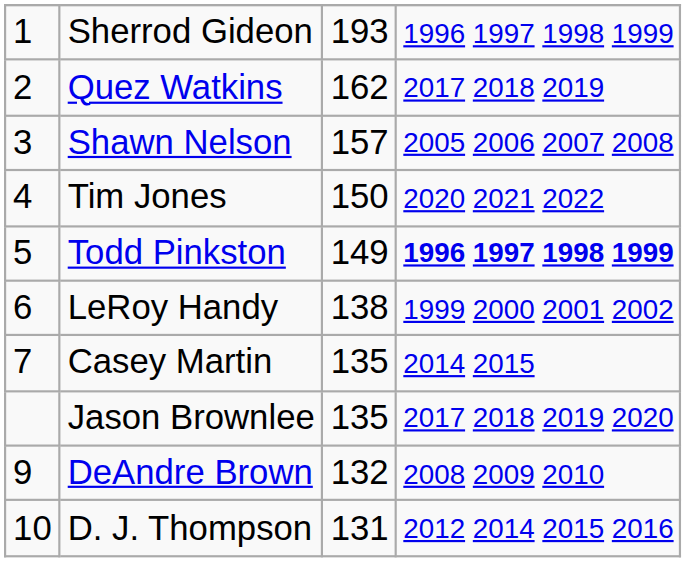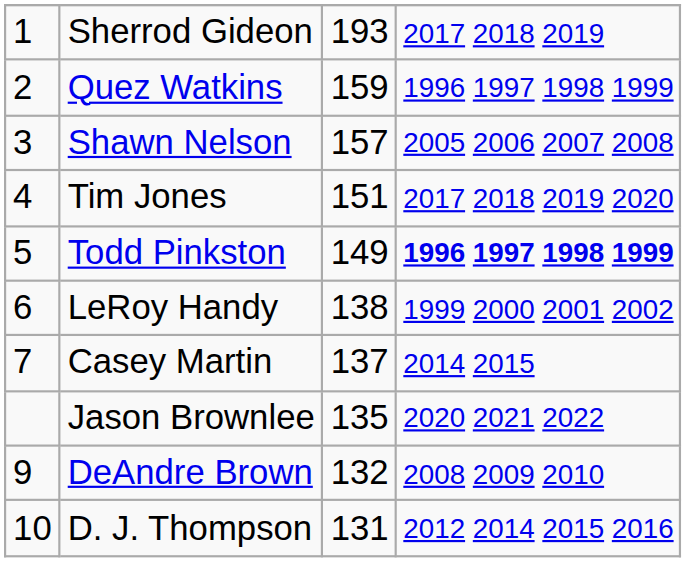(538, 33) 1996 1997 1998 1999 -> (504, 33) 2017 2018 2019
(360, 87) 162 -> (360, 87) 159
(504, 88) 2017 2018 2019 -> (538, 88) 1996 1997 1998 1999
(360, 197) 150 -> (360, 197) 151
(504, 198) 2020 2021 2022 -> (538, 198) 2017 2018 2019 2020
(360, 362) 135 -> (360, 362) 137
(538, 418) 2017 2018 2019 2020 -> (504, 418) 2020 2021 2022
